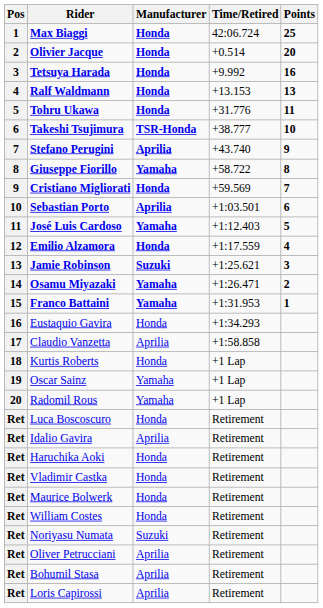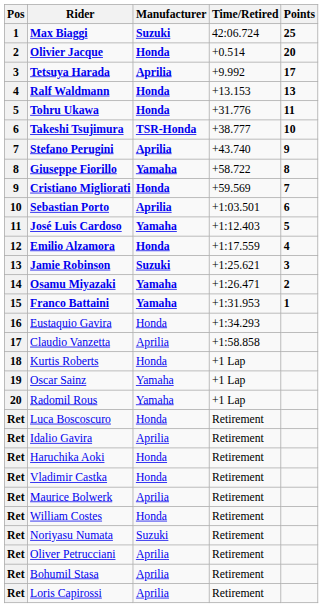(153, 33) Honda -> (153, 33) Suzuki
(153, 72) Honda -> (154, 72) Aprilia
(290, 72) 16 -> (290, 72) 17
(151, 496) Honda -> (152, 496) Aprilia
